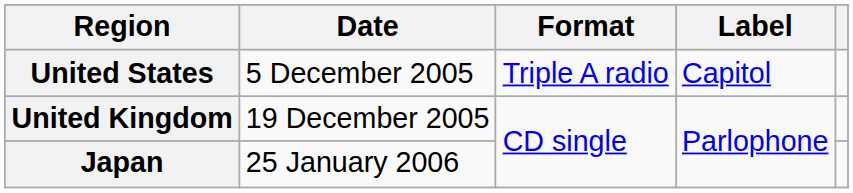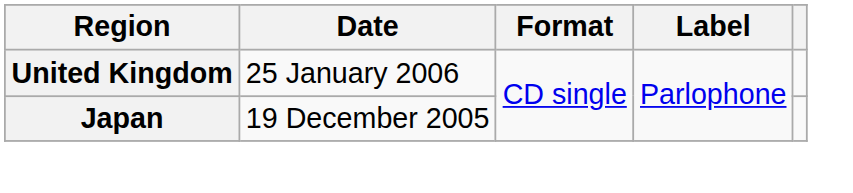- row: (122, 72)
(368, 118) 19 December 2005 -> (353, 72) 25 January 2006
(353, 163) 25 January 2006 -> (368, 118) 19 December 2005
